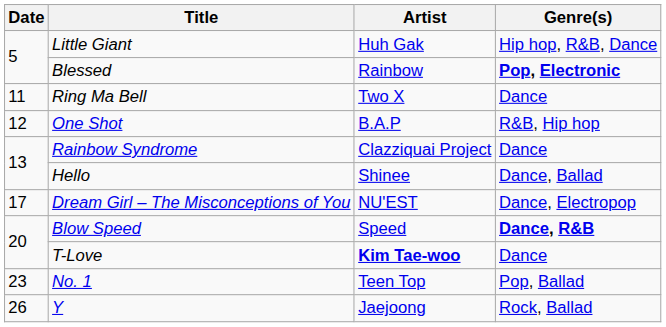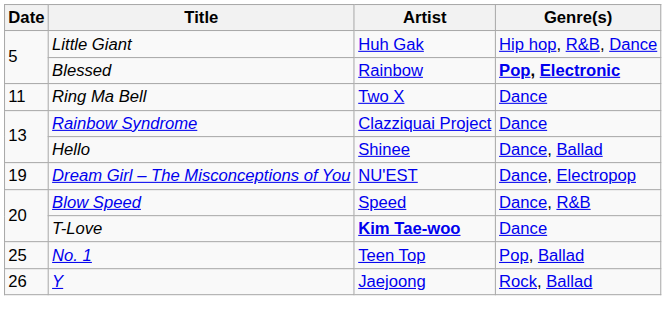- row: (87, 123)
(18, 202) 17 -> (18, 176) 19
(547, 228) bold -> (545, 202) normal
(18, 281) 23 -> (18, 255) 25
